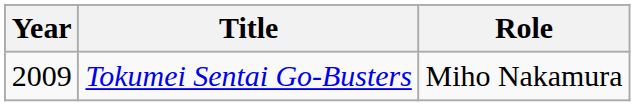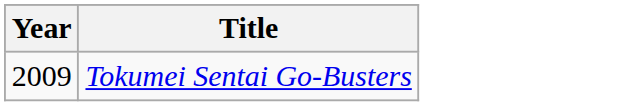- column: (524, 28)
